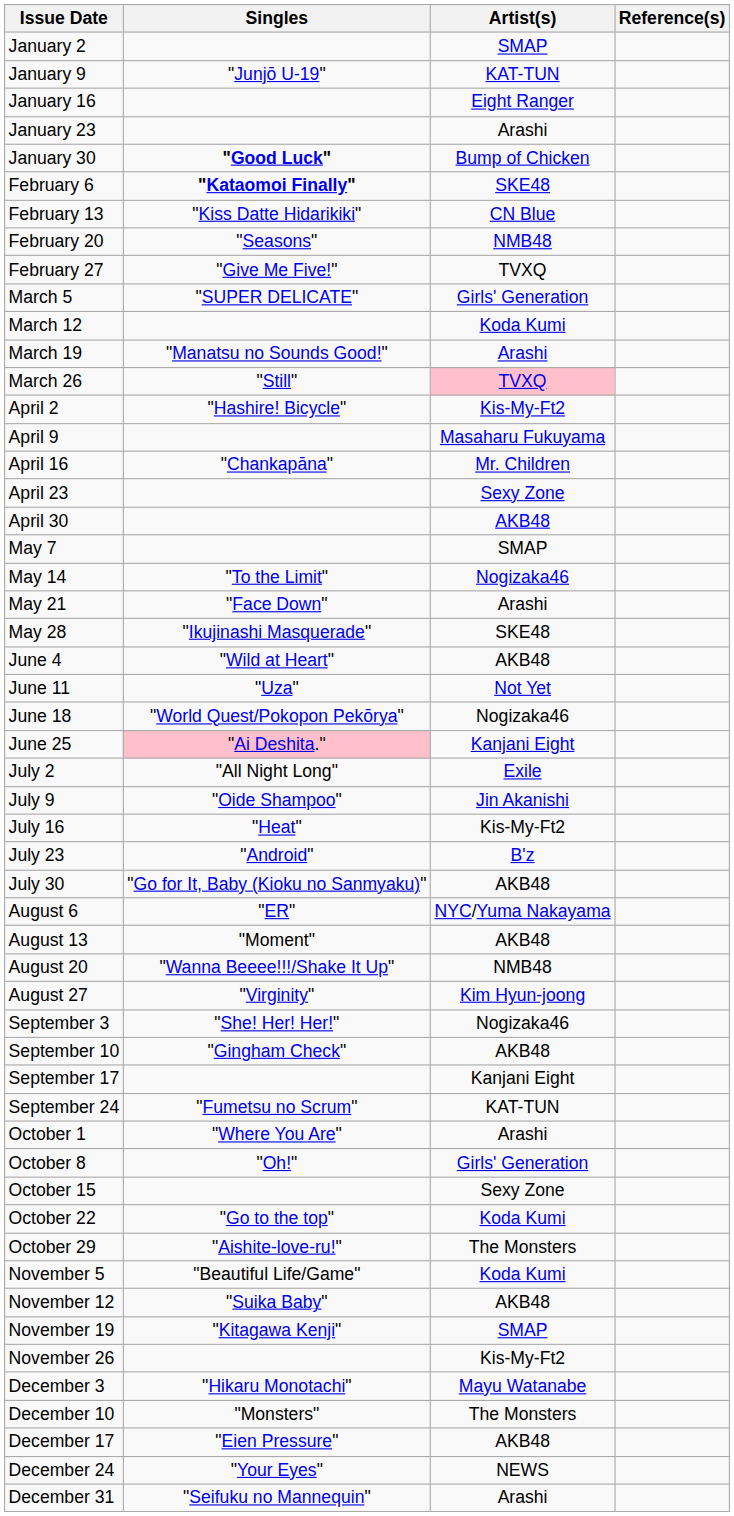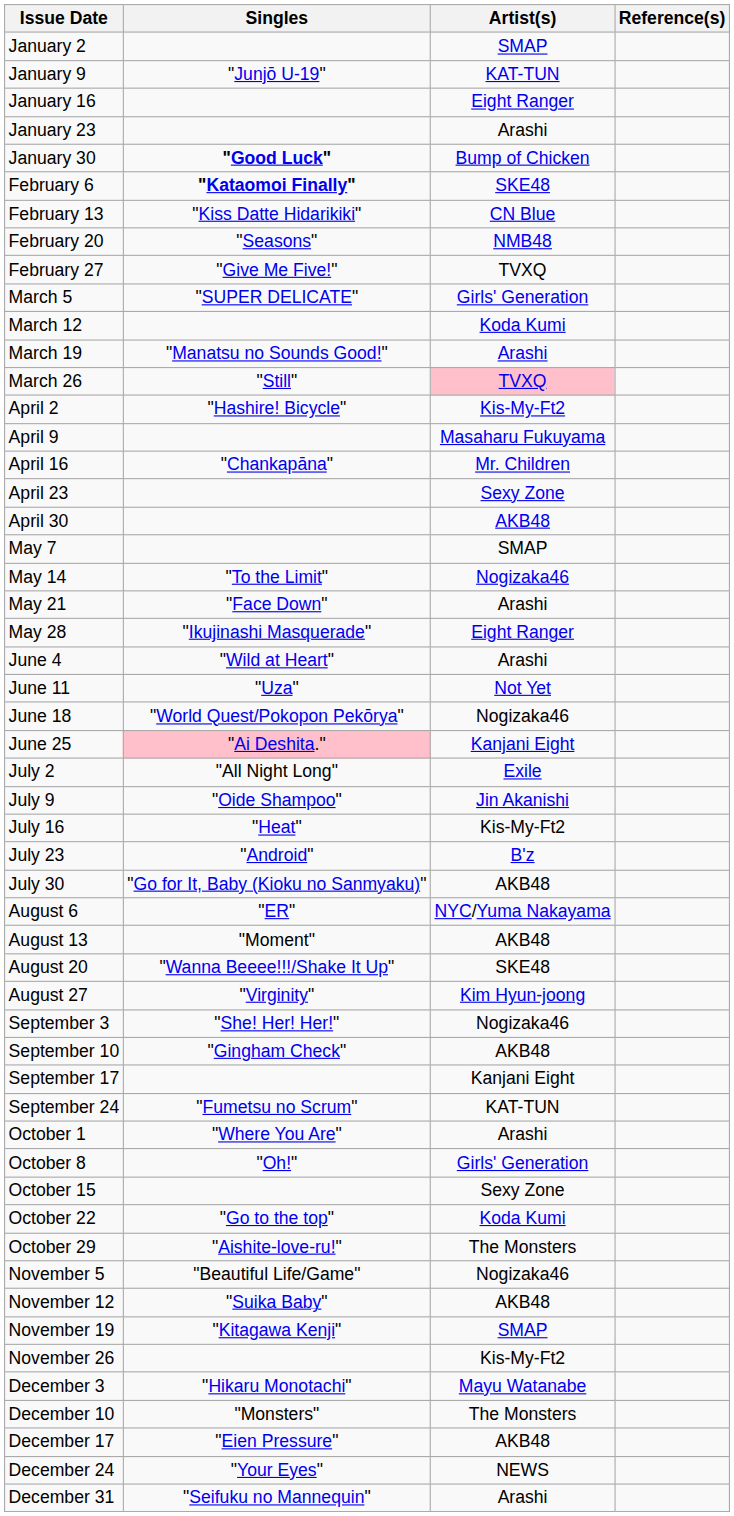(523, 632) SKE48 -> (523, 632) Eight Ranger
(523, 660) AKB48 -> (523, 660) Arashi
(523, 967) NMB48 -> (523, 967) SKE48
(523, 1274) Koda Kumi -> (523, 1274) Nogizaka46
